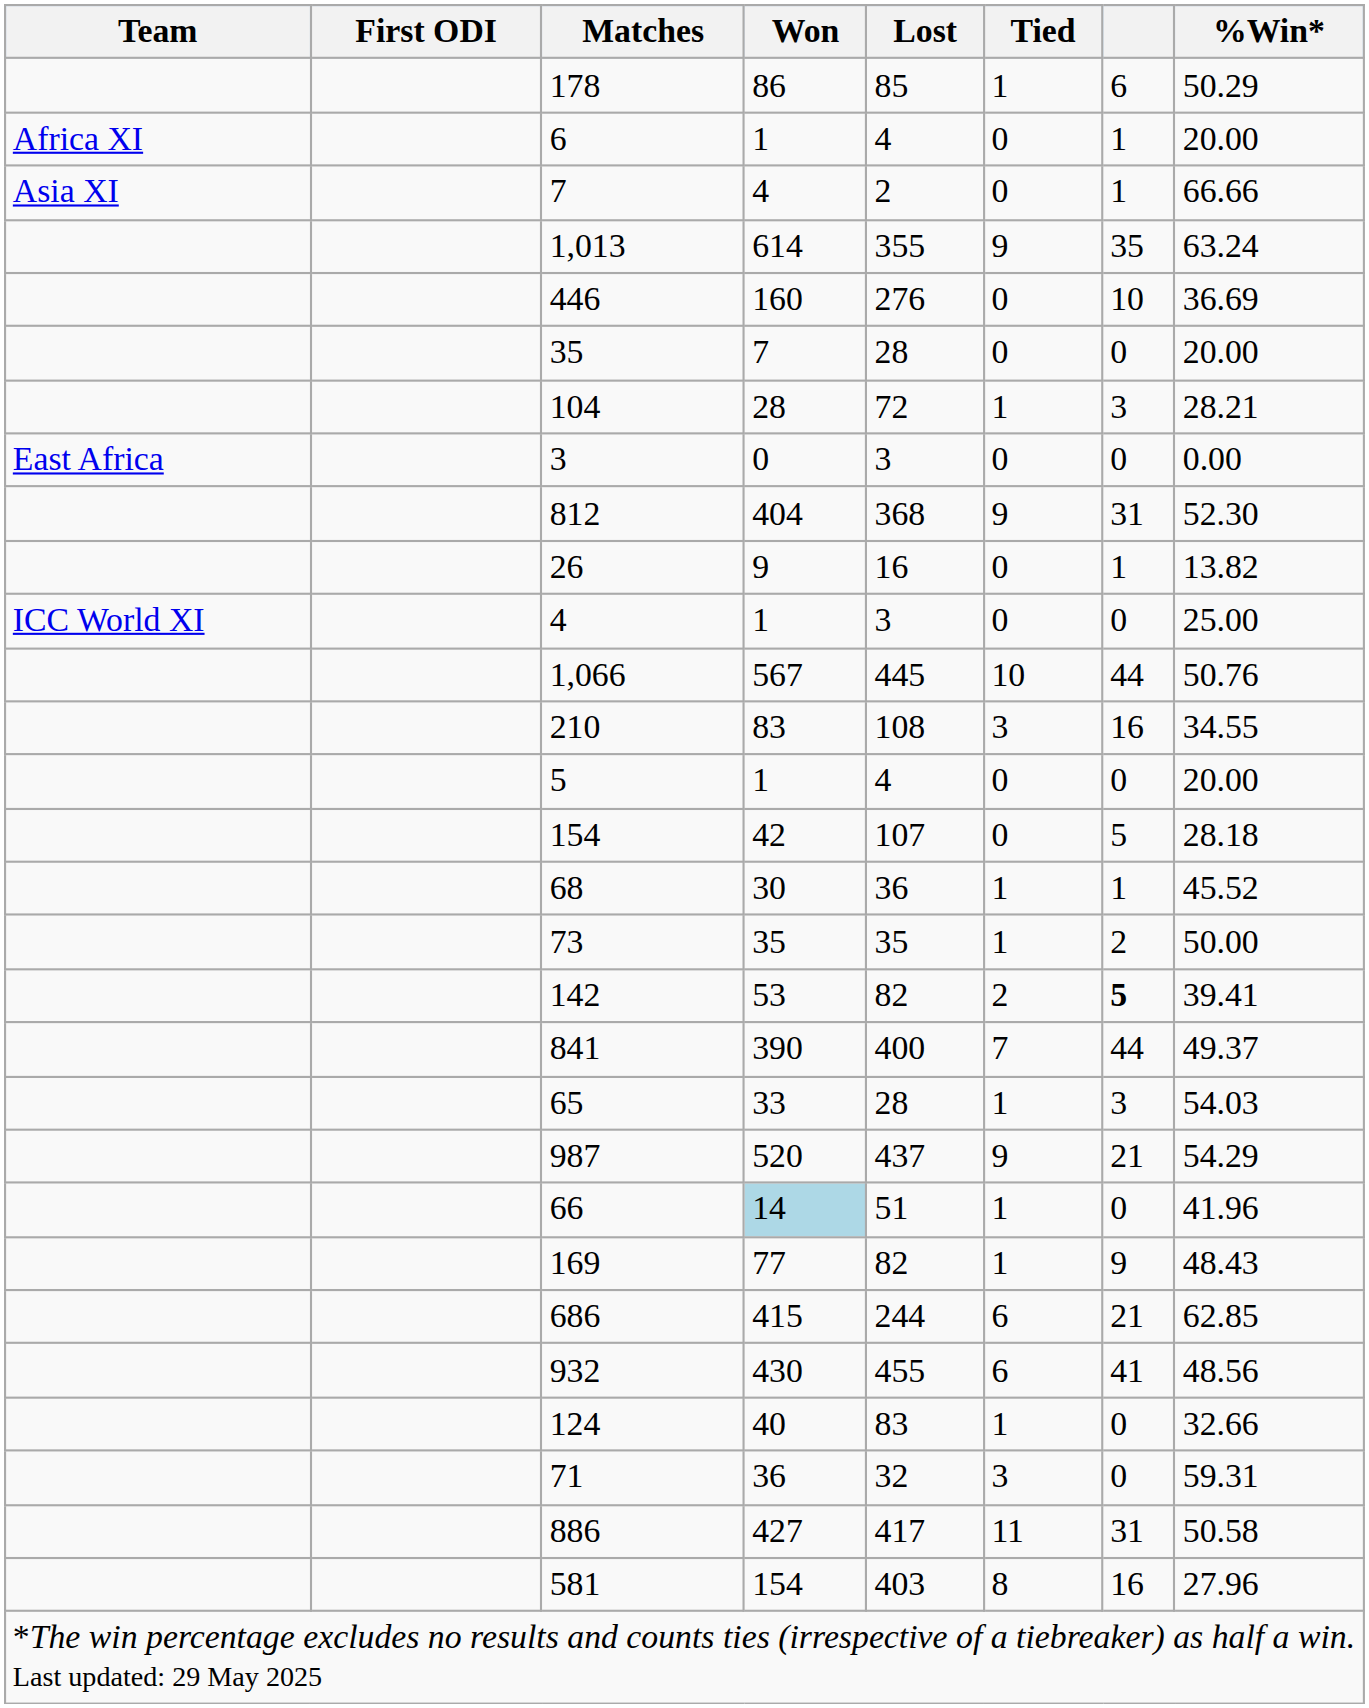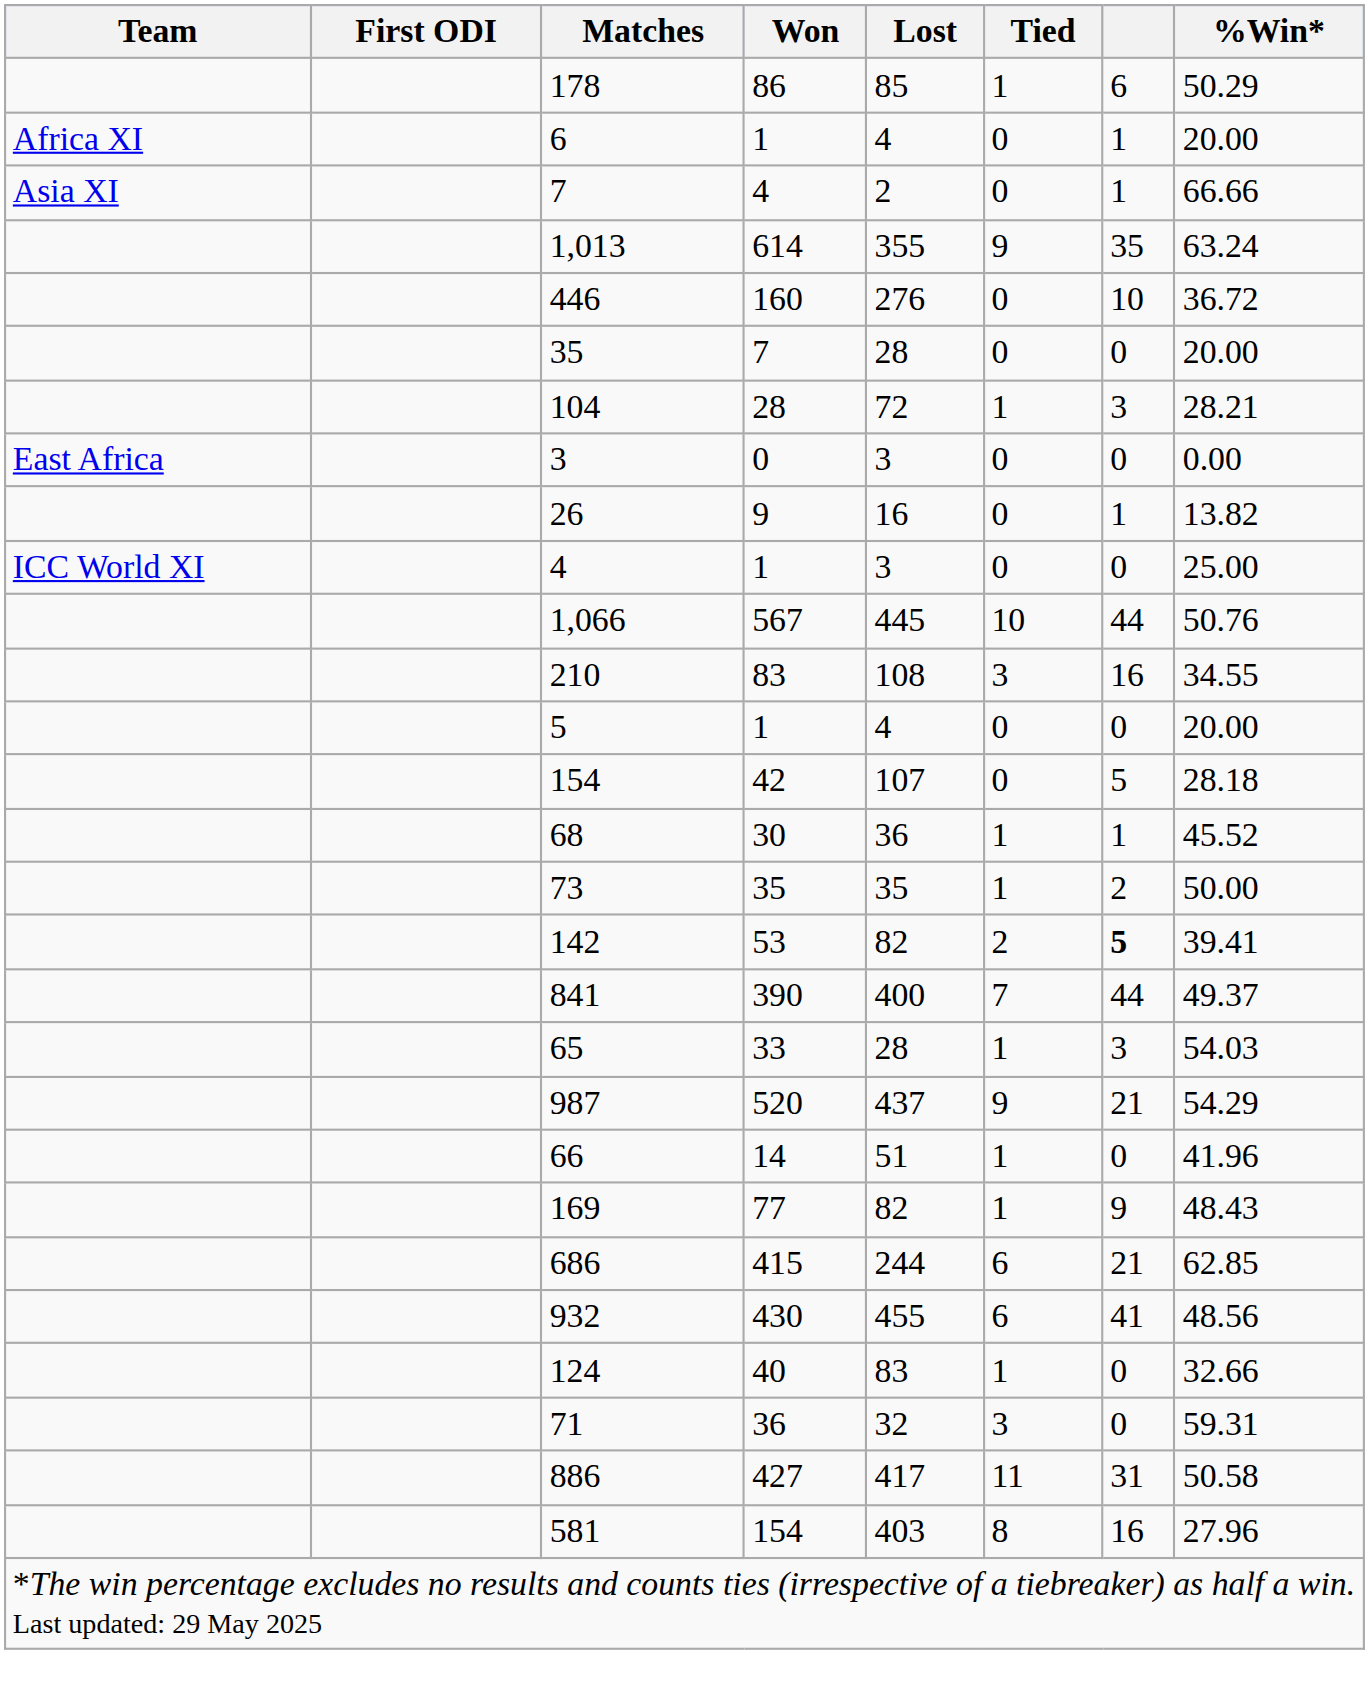(1221, 298) 36.69 -> (1221, 298) 36.72
- row: (575, 513)
(769, 1209) lightblue background -> (769, 1155) no background
